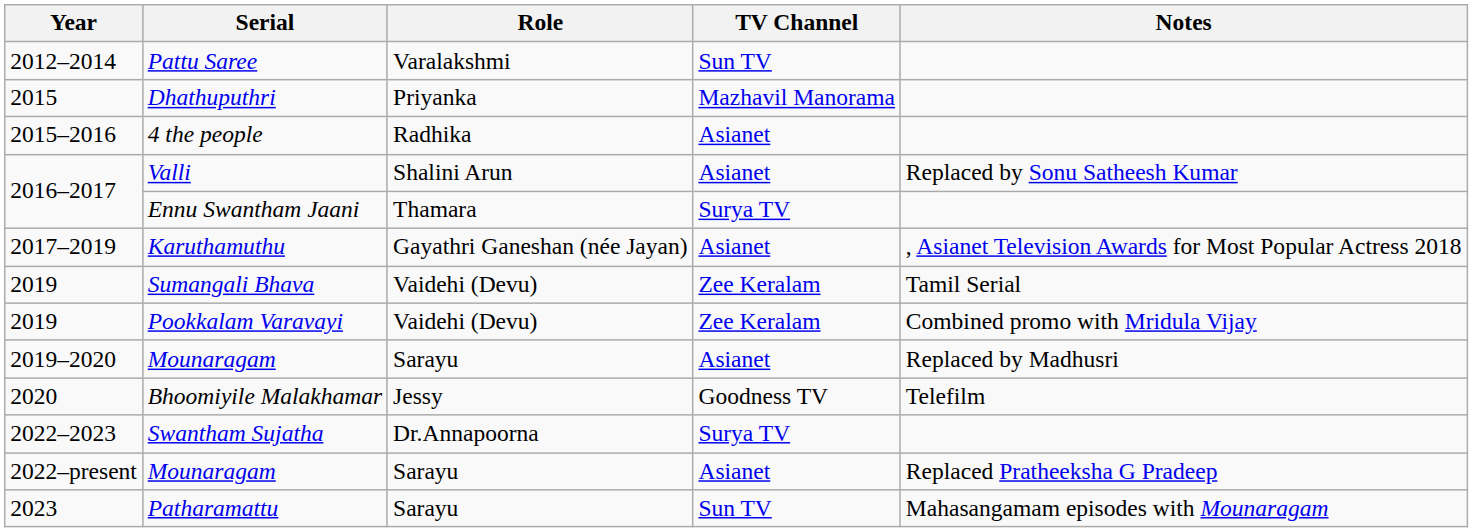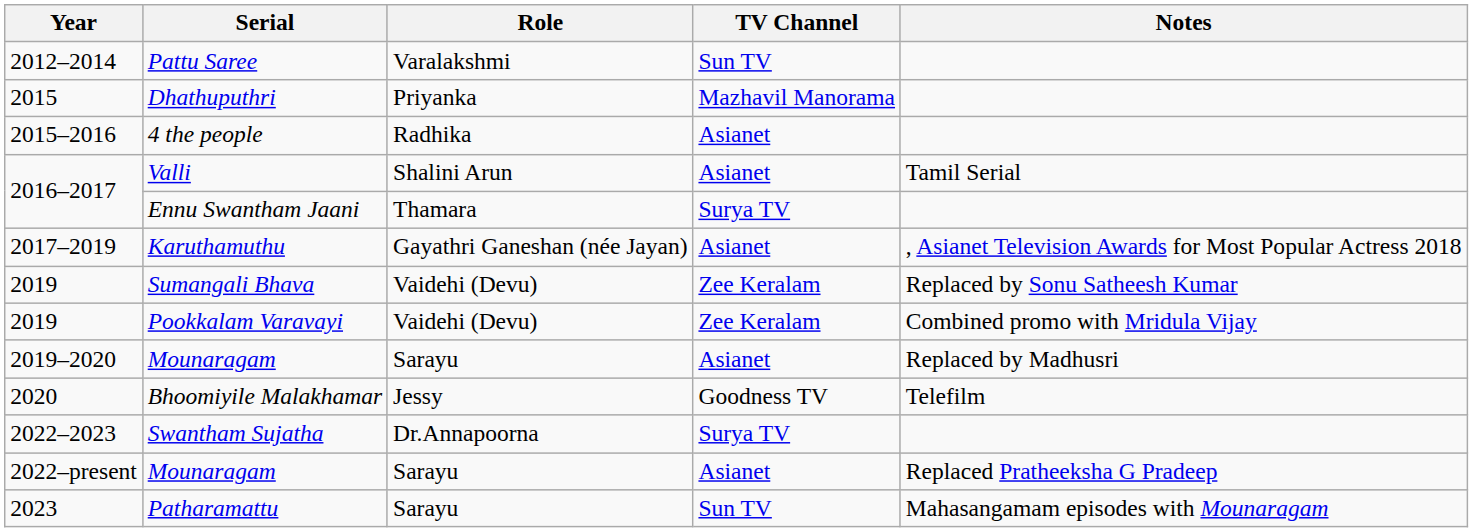(1072, 172) Replaced by Sonu Satheesh Kumar -> (964, 172) Tamil Serial
(964, 284) Tamil Serial -> (1072, 284) Replaced by Sonu Satheesh Kumar
